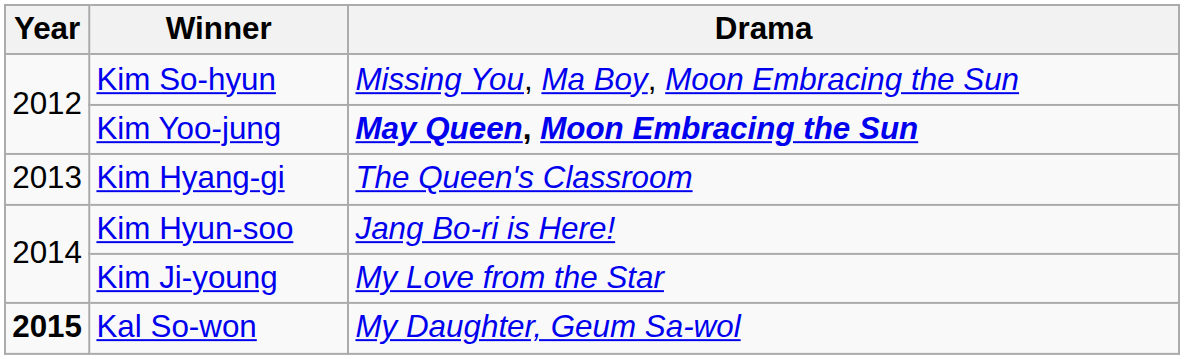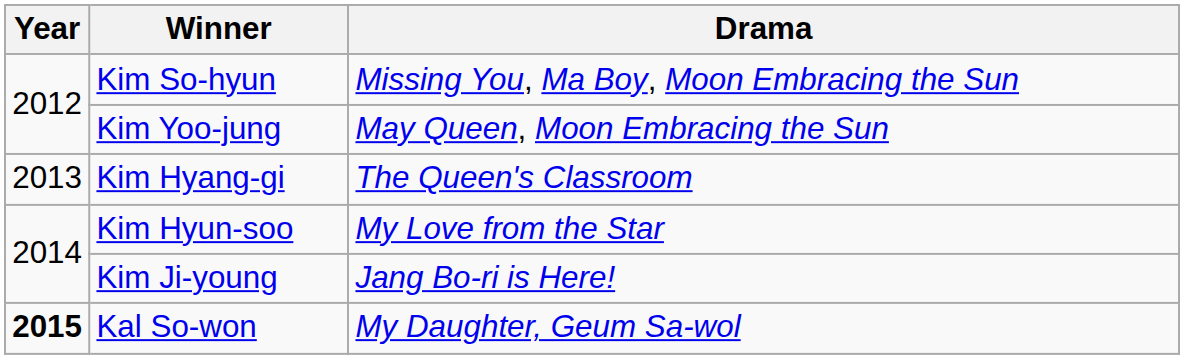(637, 128) bold -> (622, 128) normal
(485, 228) Jang Bo-ri is Here! -> (510, 228) My Love from the Star
(510, 278) My Love from the Star -> (485, 278) Jang Bo-ri is Here!
